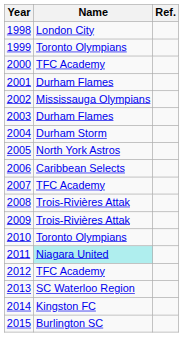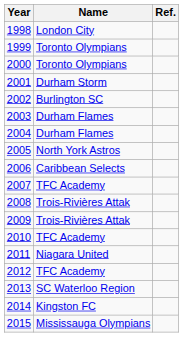(71, 64) TFC Academy -> (81, 64) Toronto Olympians
(75, 82) Durham Flames -> (71, 82) Durham Storm
(93, 99) Mississauga Olympians -> (70, 99) Burlington SC
(71, 133) Durham Storm -> (75, 133) Durham Flames
(81, 237) Toronto Olympians -> (71, 237) TFC Academy
(72, 254) paleturquoise background -> (72, 254) no background
(70, 323) Burlington SC -> (93, 323) Mississauga Olympians
